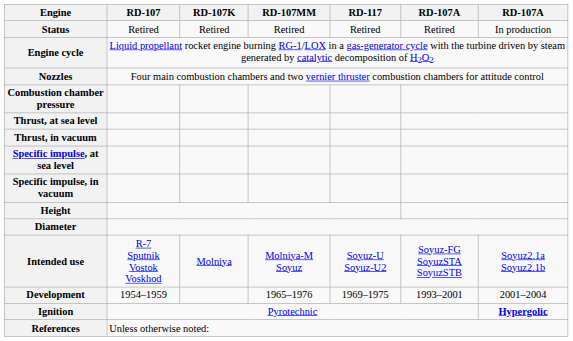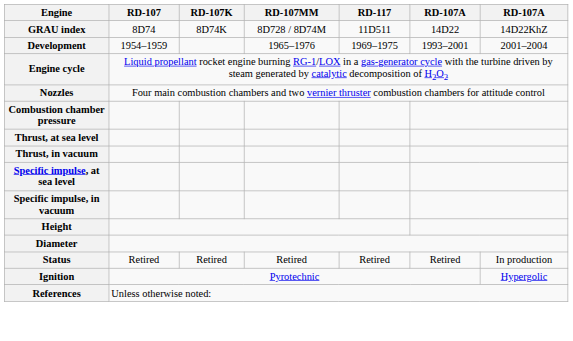+ row: (57, 29)
rows swapped: (56, 295) <-> (56, 29)
- row: (56, 261)
(523, 311) bold -> (524, 276) normal
